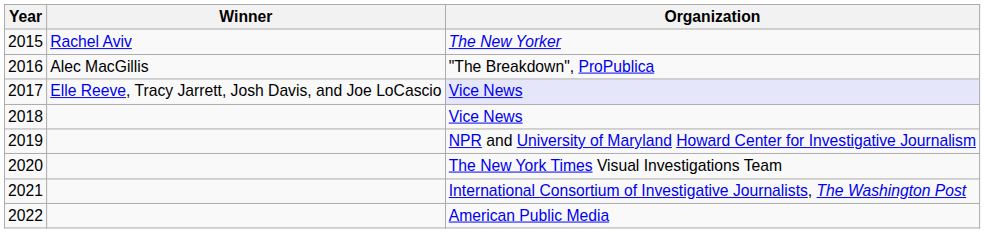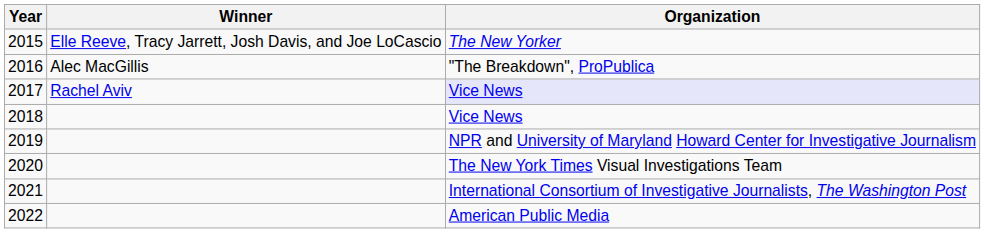(91, 41) Rachel Aviv -> (246, 41) Elle Reeve, Tracy Jarrett, Josh Davis, and Joe LoCascio
(246, 91) Elle Reeve, Tracy Jarrett, Josh Davis, and Joe LoCascio -> (91, 91) Rachel Aviv
